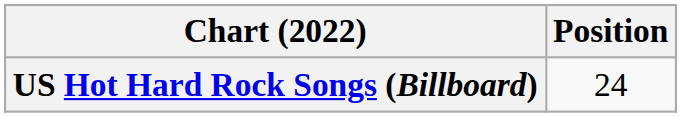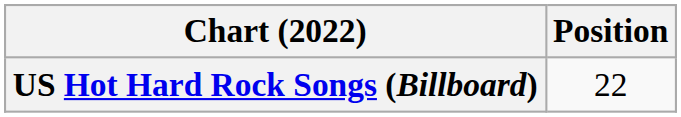(611, 84) 24 -> (611, 84) 22
